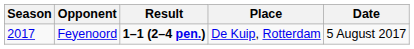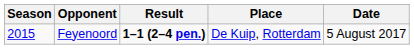(21, 34) 2017 -> (21, 34) 2015
